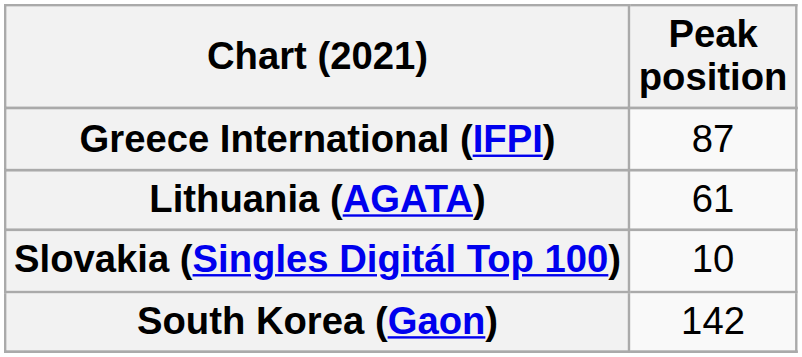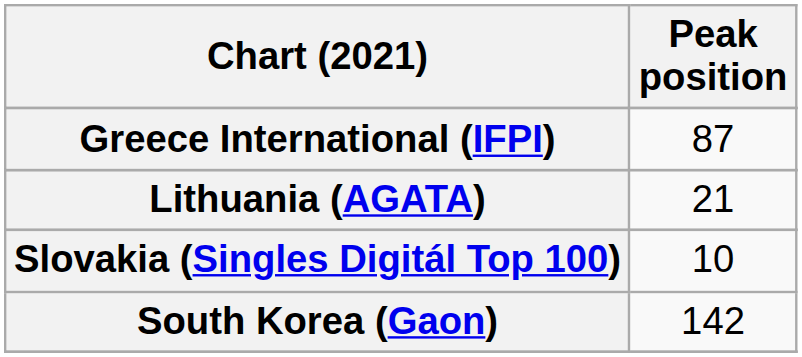(713, 199) 61 -> (713, 199) 21
